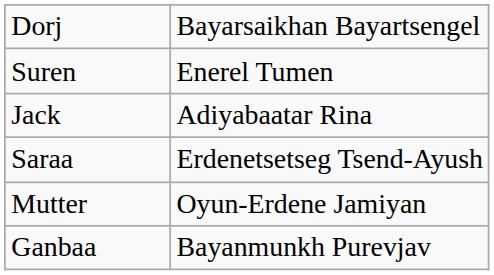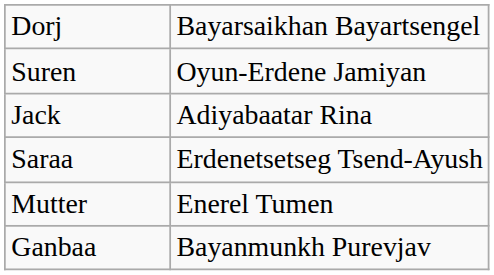(255, 70) Enerel Tumen -> (301, 70) Oyun-Erdene Jamiyan
(301, 203) Oyun-Erdene Jamiyan -> (255, 203) Enerel Tumen
